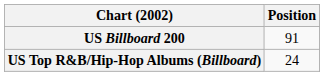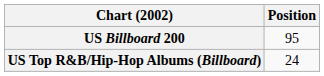(292, 37) 91 -> (292, 37) 95
